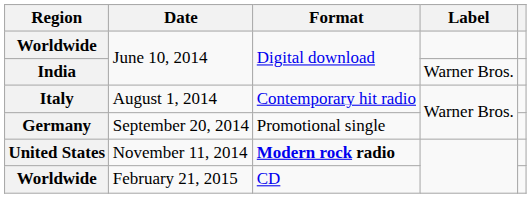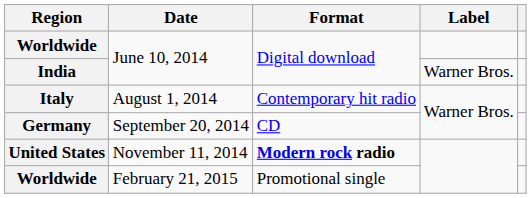(321, 125) Promotional single -> (269, 125) CD
(269, 179) CD -> (321, 179) Promotional single
